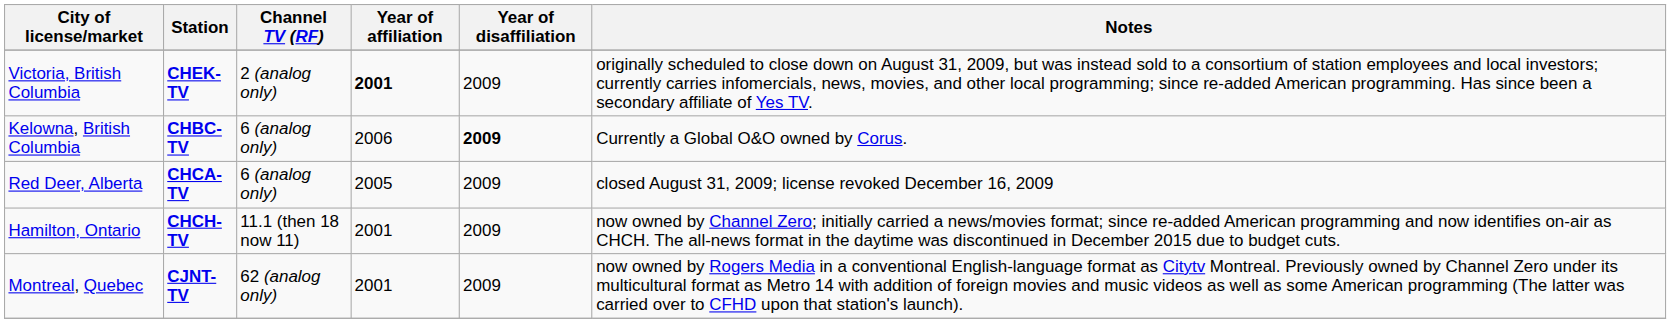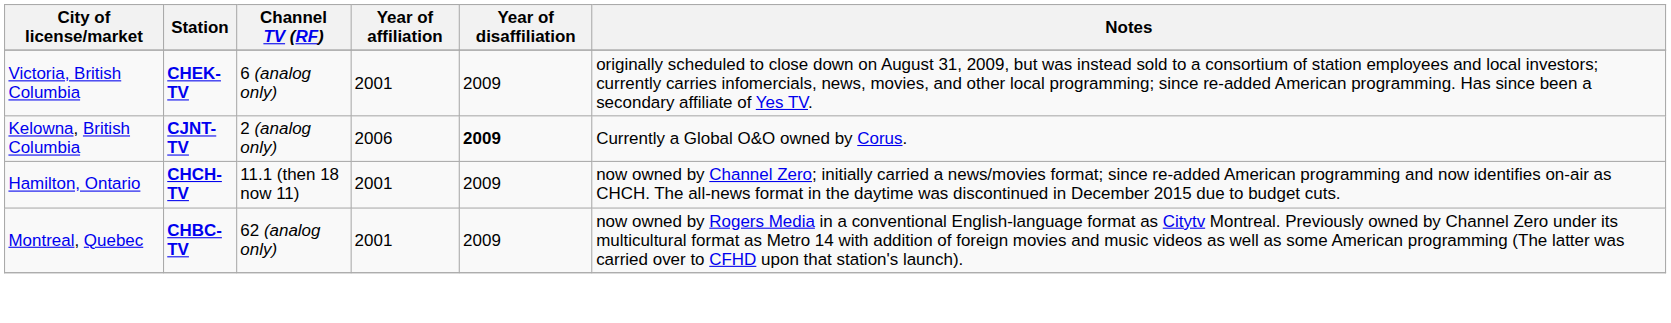(276, 83) 2 (analog only) -> (276, 83) 6 (analog only)
(373, 83) bold -> (373, 83) normal
(195, 138) CHBC-TV -> (192, 138) CJNT-TV
(276, 138) 6 (analog only) -> (276, 138) 2 (analog only)
- row: (75, 184)
(192, 285) CJNT-TV -> (195, 240) CHBC-TV
